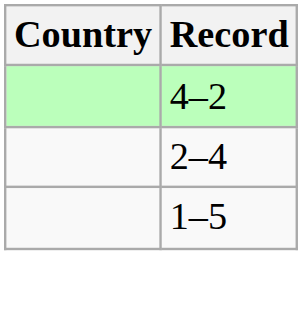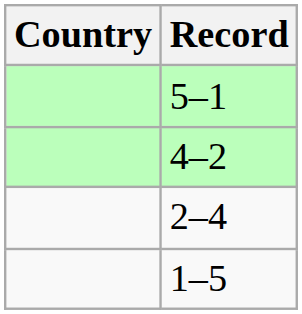+ row: (198, 95)
